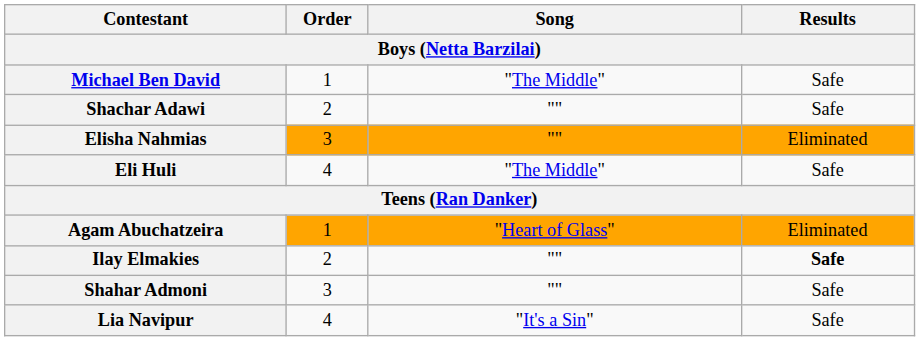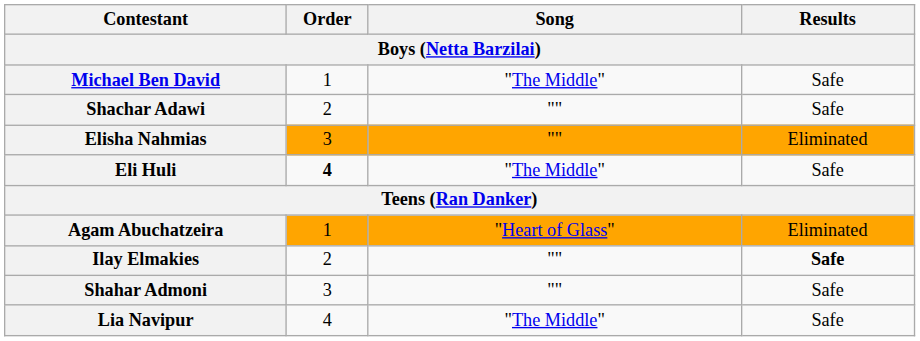(327, 169) normal -> (327, 169) bold
(555, 319) "It's a Sin" -> (555, 319) "The Middle"
